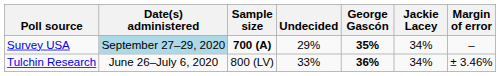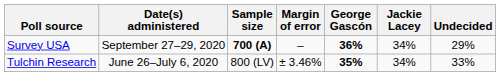columns swapped: (471, 20) <-> (309, 27)
(163, 45) lightblue background -> (163, 45) no background
(368, 45) 35% -> (351, 45) 36%
(368, 63) 36% -> (351, 63) 35%
